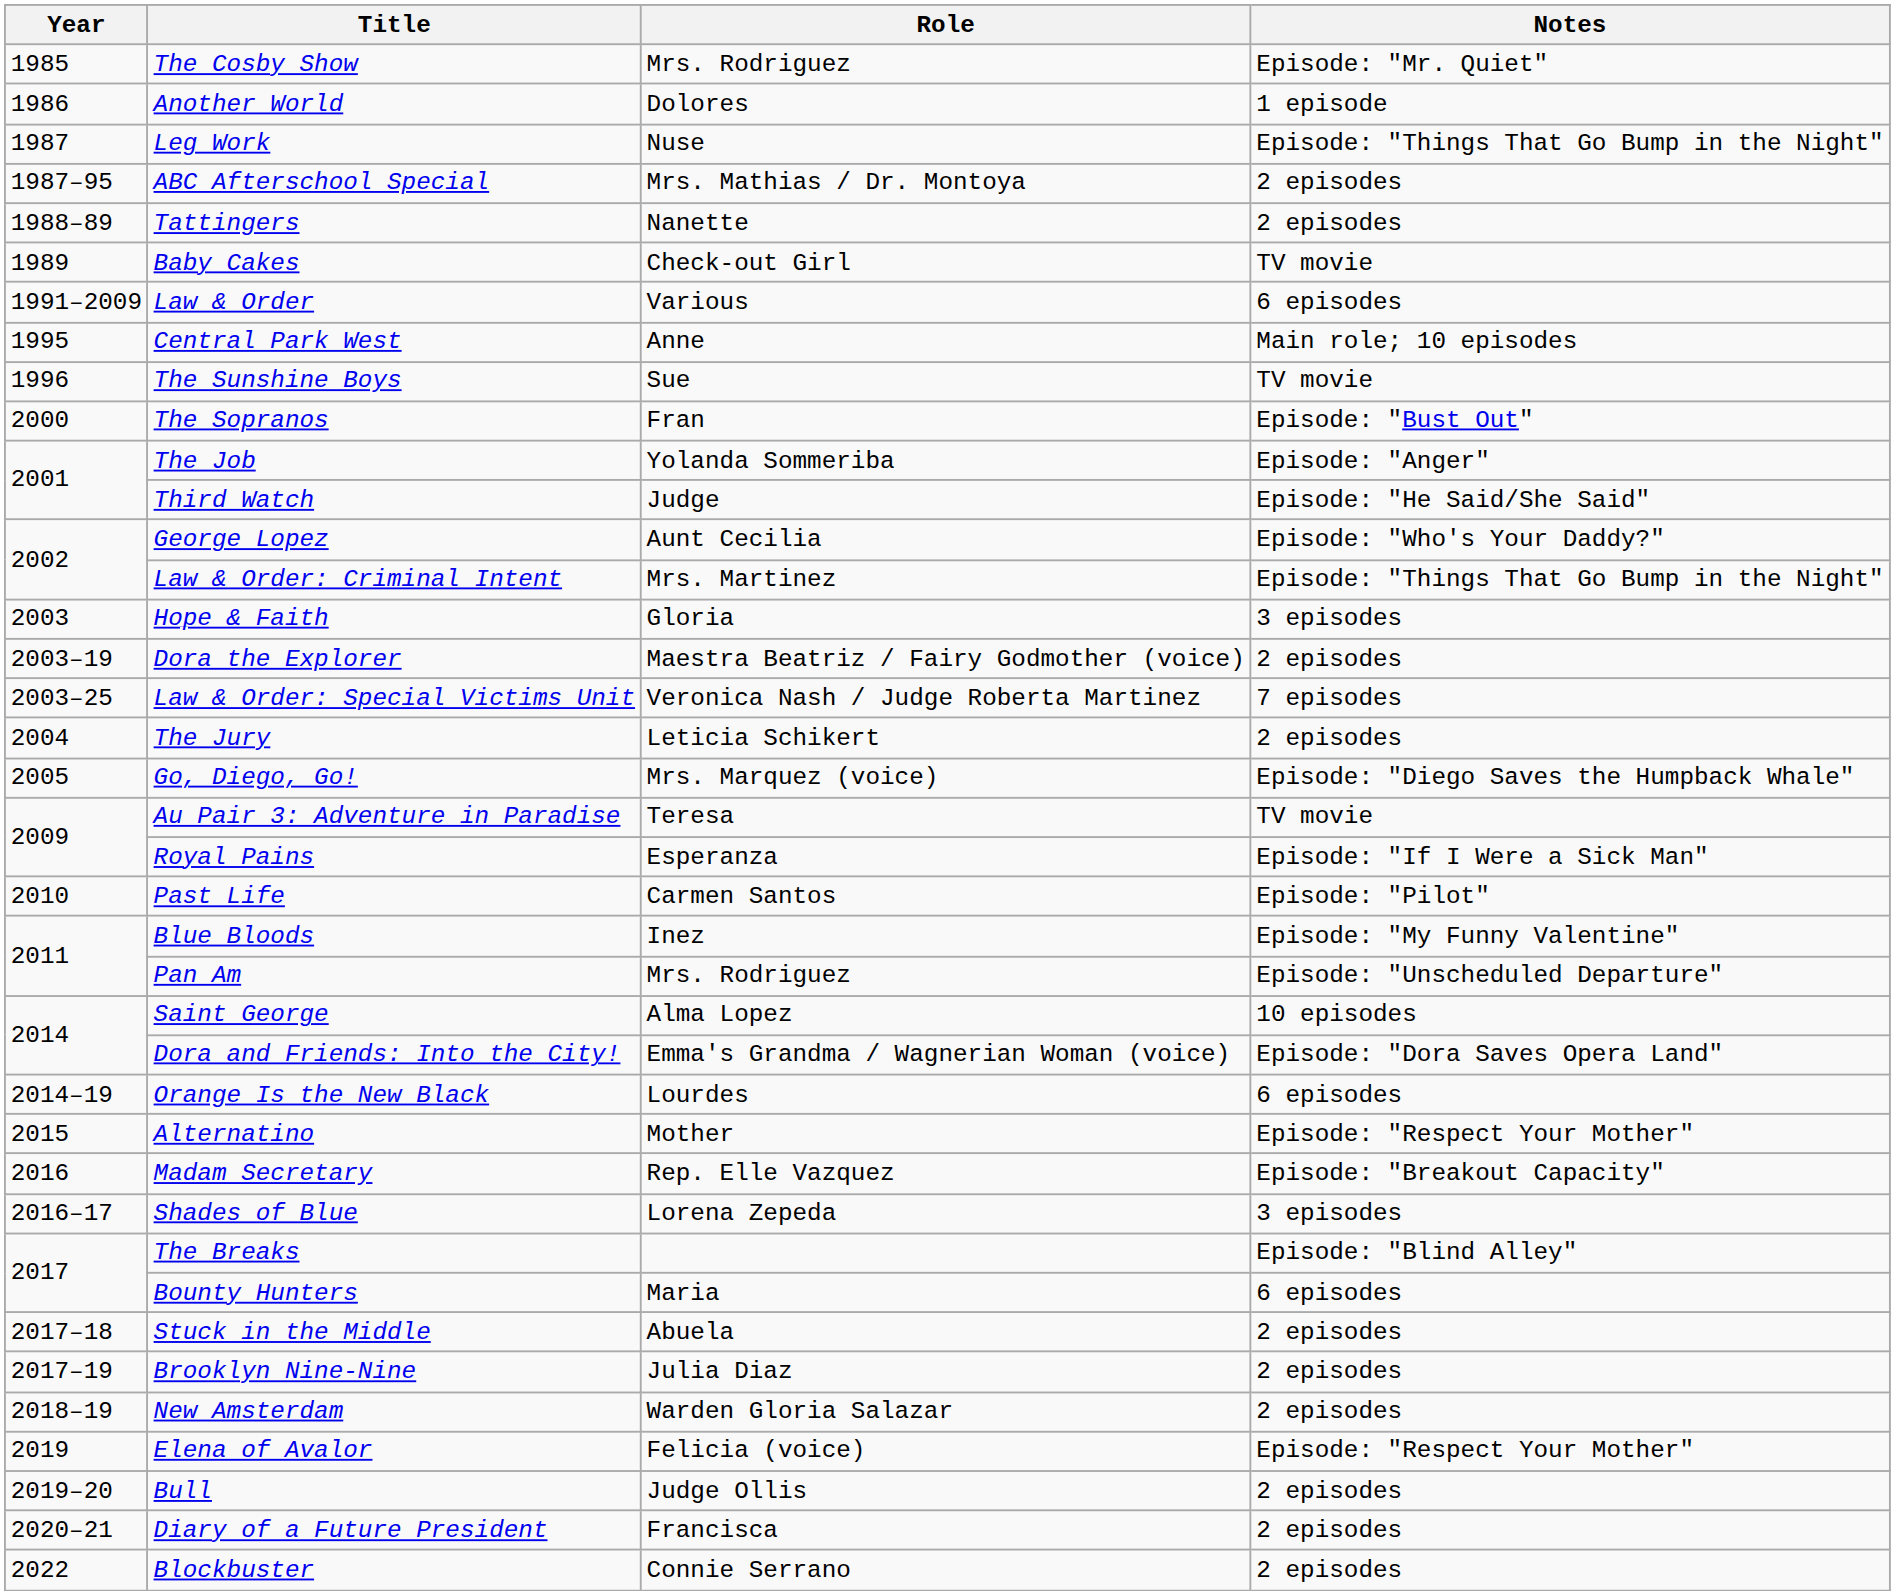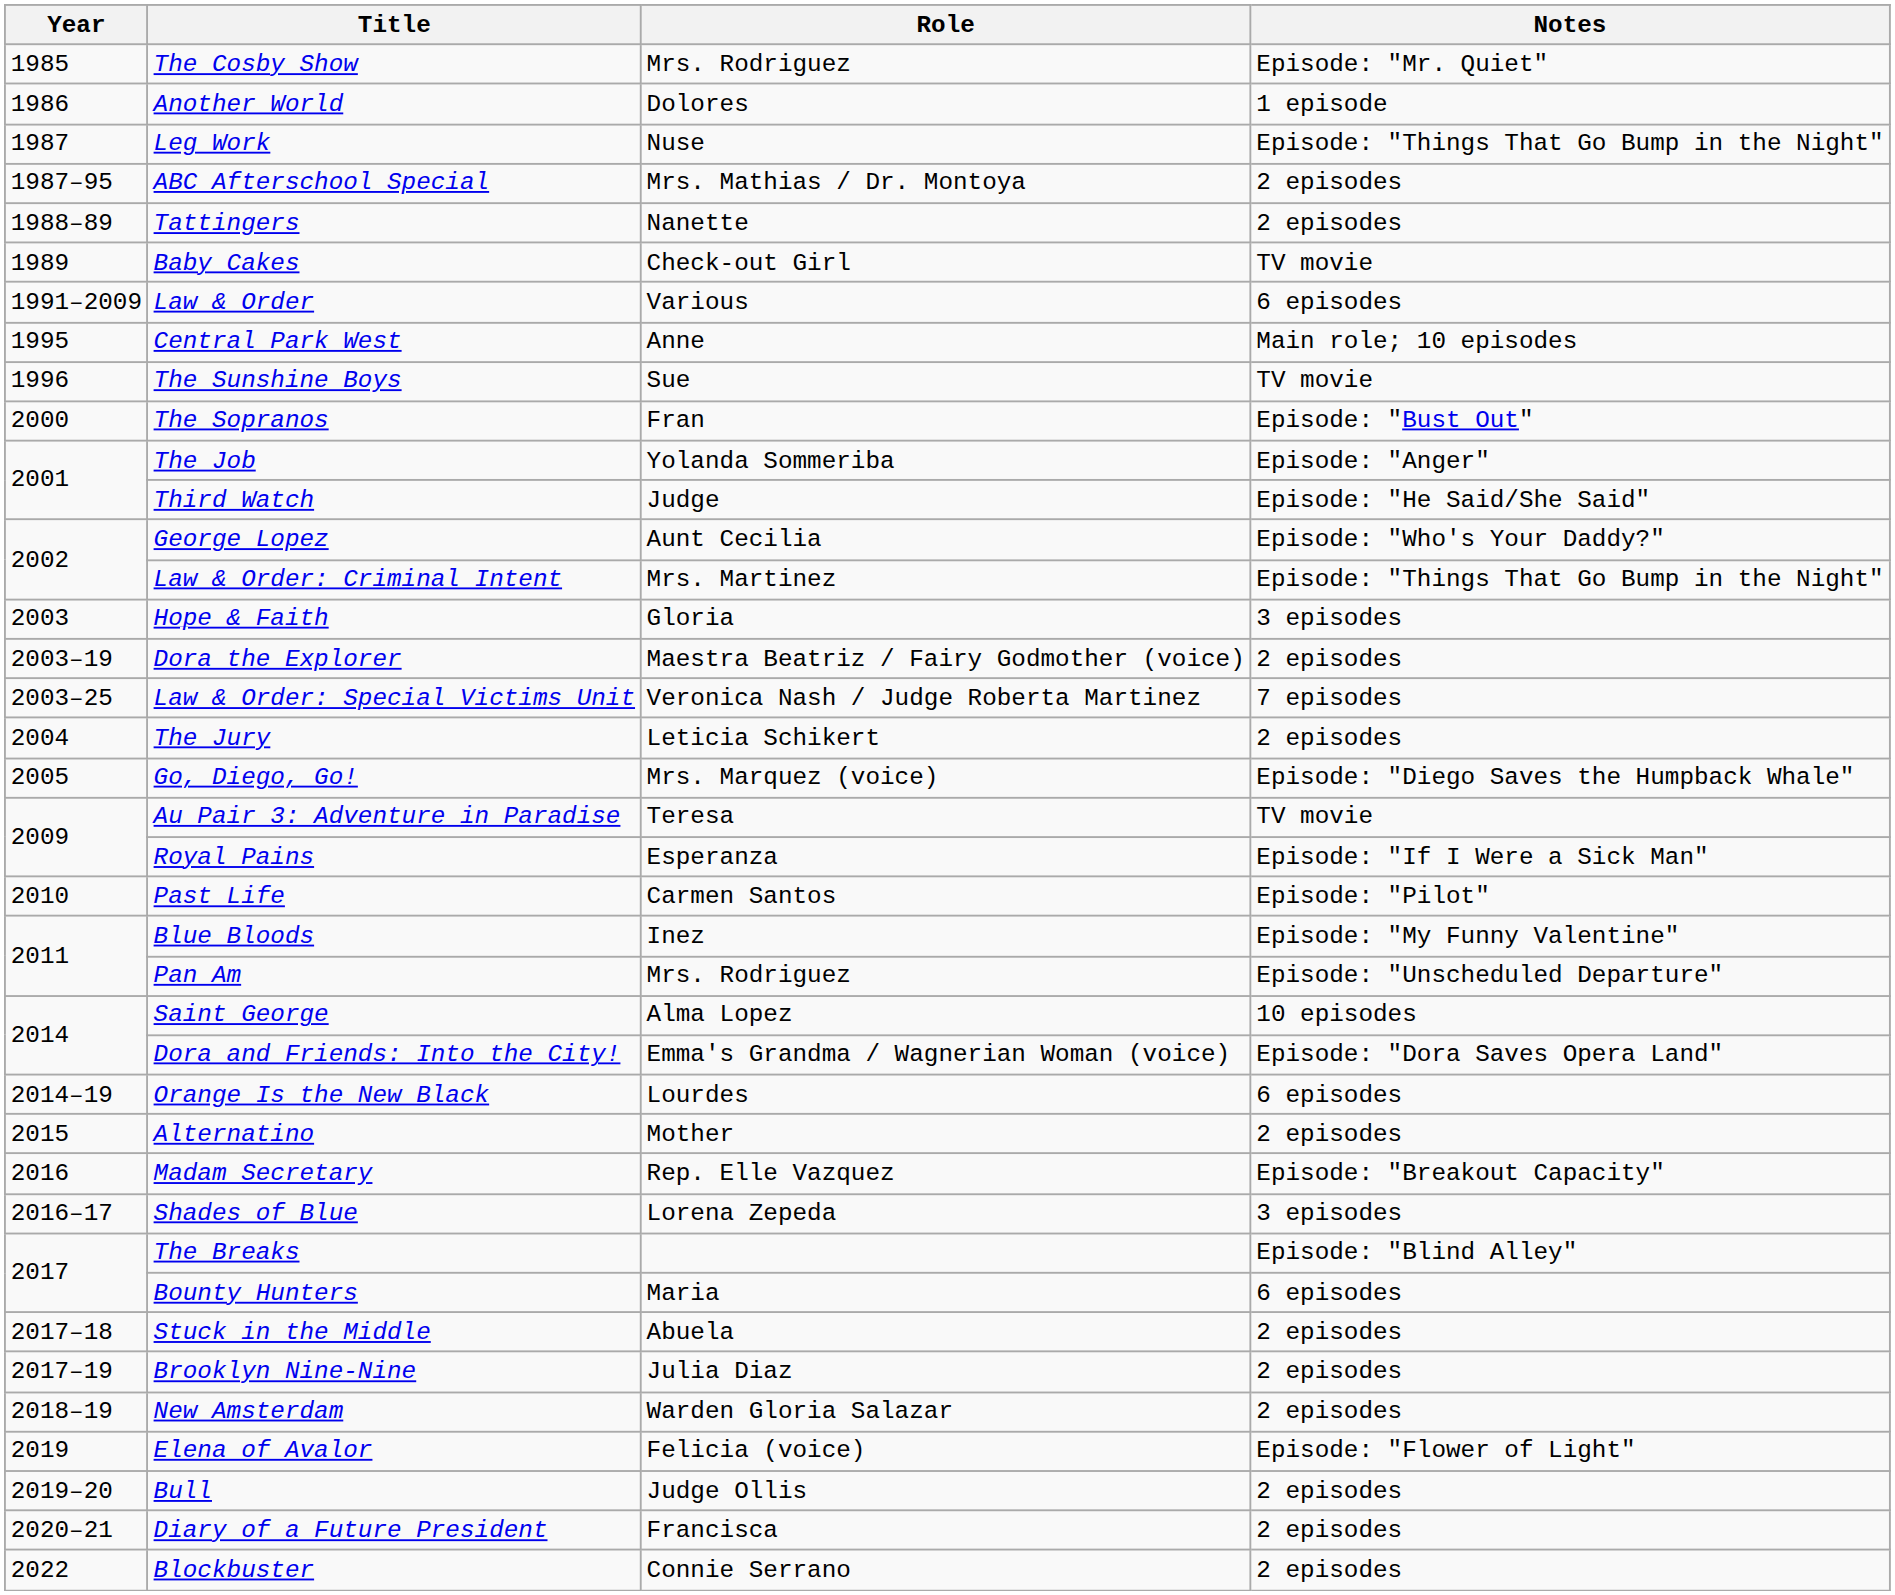(1475, 1134) Episode: "Respect Your Mother" -> (1329, 1134) 2 episodes
(1475, 1451) Episode: "Respect Your Mother" -> (1446, 1451) Episode: "Flower of Light"
